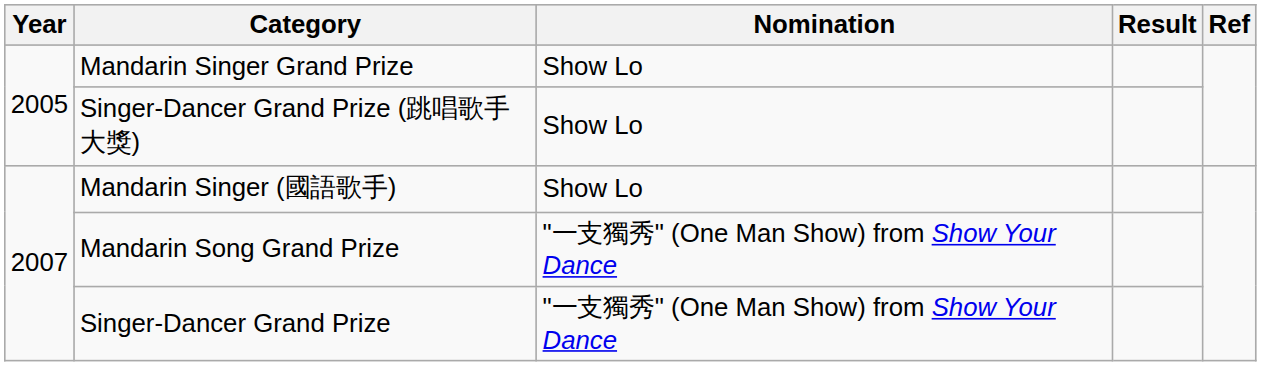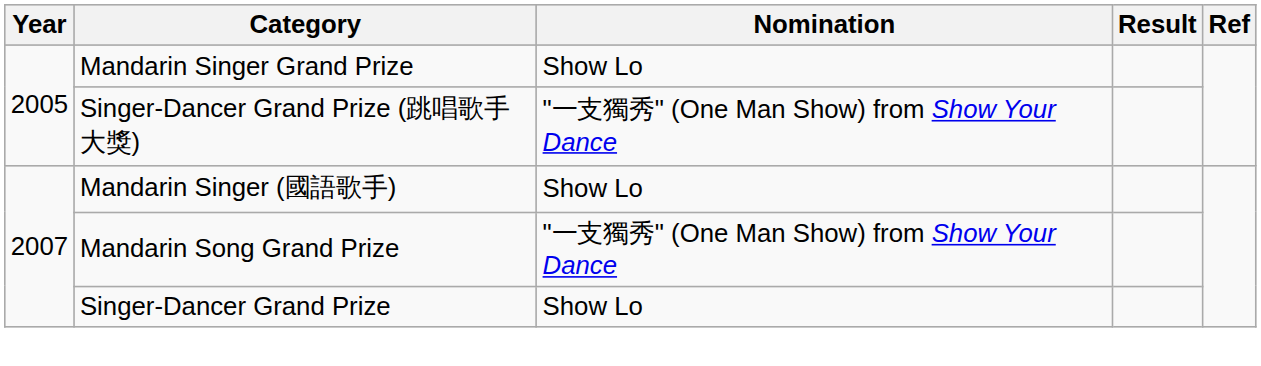(593, 125) Show Lo -> (799, 126) "一支獨秀" (One Man Show) from Show Your Dance
(799, 324) "一支獨秀" (One Man Show) from Show Your Dance -> (593, 306) Show Lo
